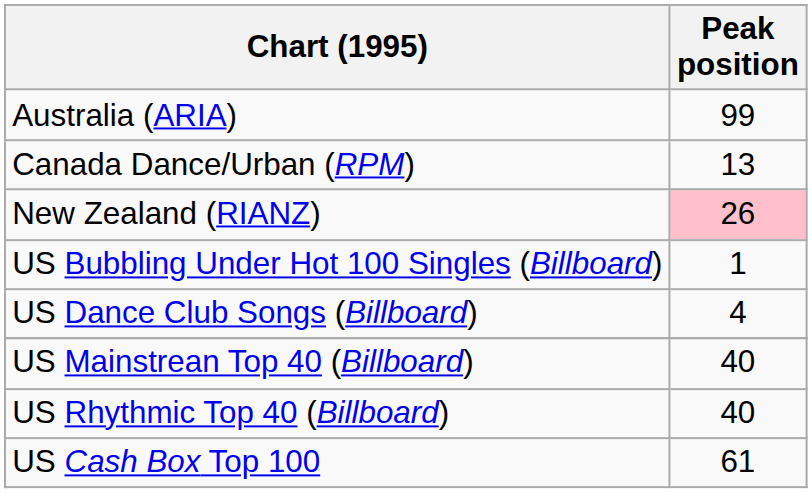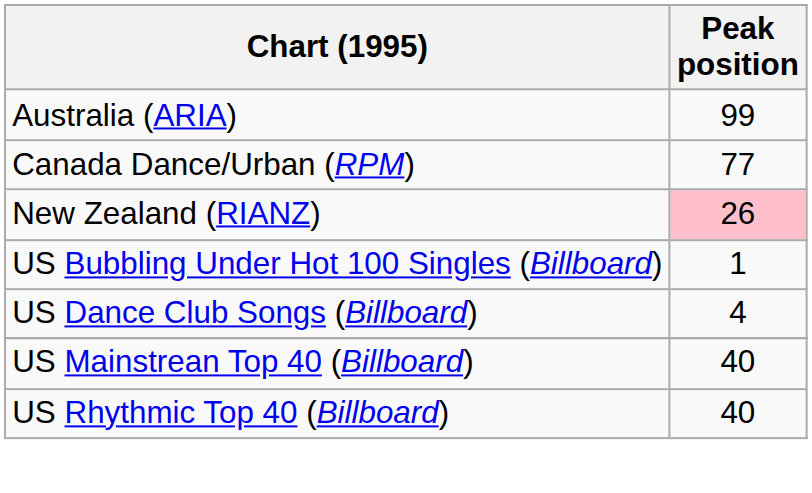(738, 164) 13 -> (738, 164) 77
- row: (166, 462)
